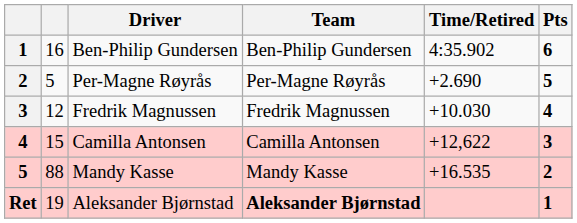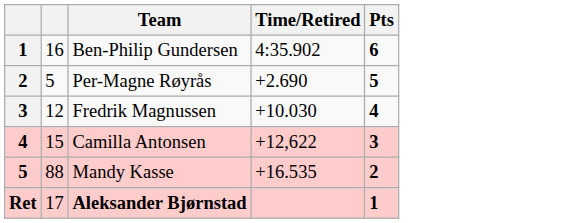- column: (155, 19)
(55, 203) 19 -> (55, 203) 17
